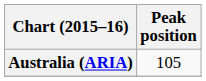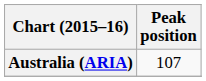(169, 62) 105 -> (169, 62) 107
